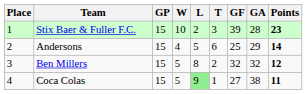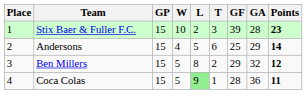(235, 64) 32 -> (235, 64) 29
(235, 81) 27 -> (235, 81) 28
(255, 81) 38 -> (255, 81) 36
